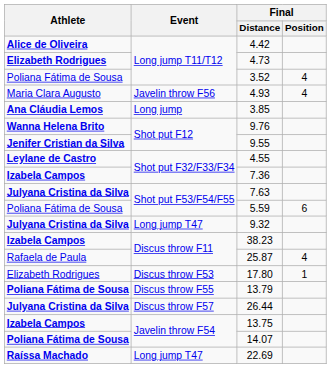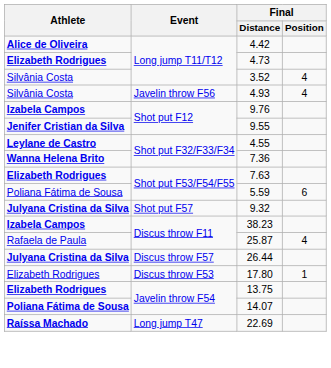(65, 78) Poliana Fátima de Sousa -> (40, 78) Silvânia Costa
(54, 94) Maria Clara Augusto -> (40, 94) Silvânia Costa
- row: (260, 110)
(56, 127) Wanna Helena Brito -> (46, 110) Izabela Campos
(46, 176) Izabela Campos -> (56, 159) Wanna Helena Brito
(68, 192) Julyana Cristina da Silva -> (57, 176) Elizabeth Rodrigues
(168, 225) Long jump T47 -> (163, 209) Shot put F57
rows swapped: (260, 274) <-> (260, 307)
- row: (260, 290)
(46, 323) Izabela Campos -> (57, 290) Elizabeth Rodrigues
